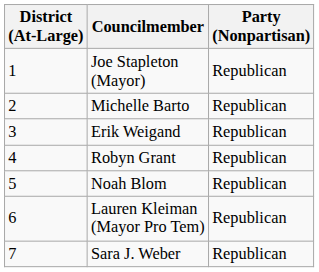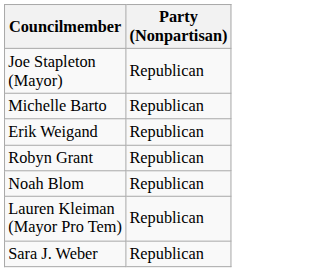- column: (46, 26)
